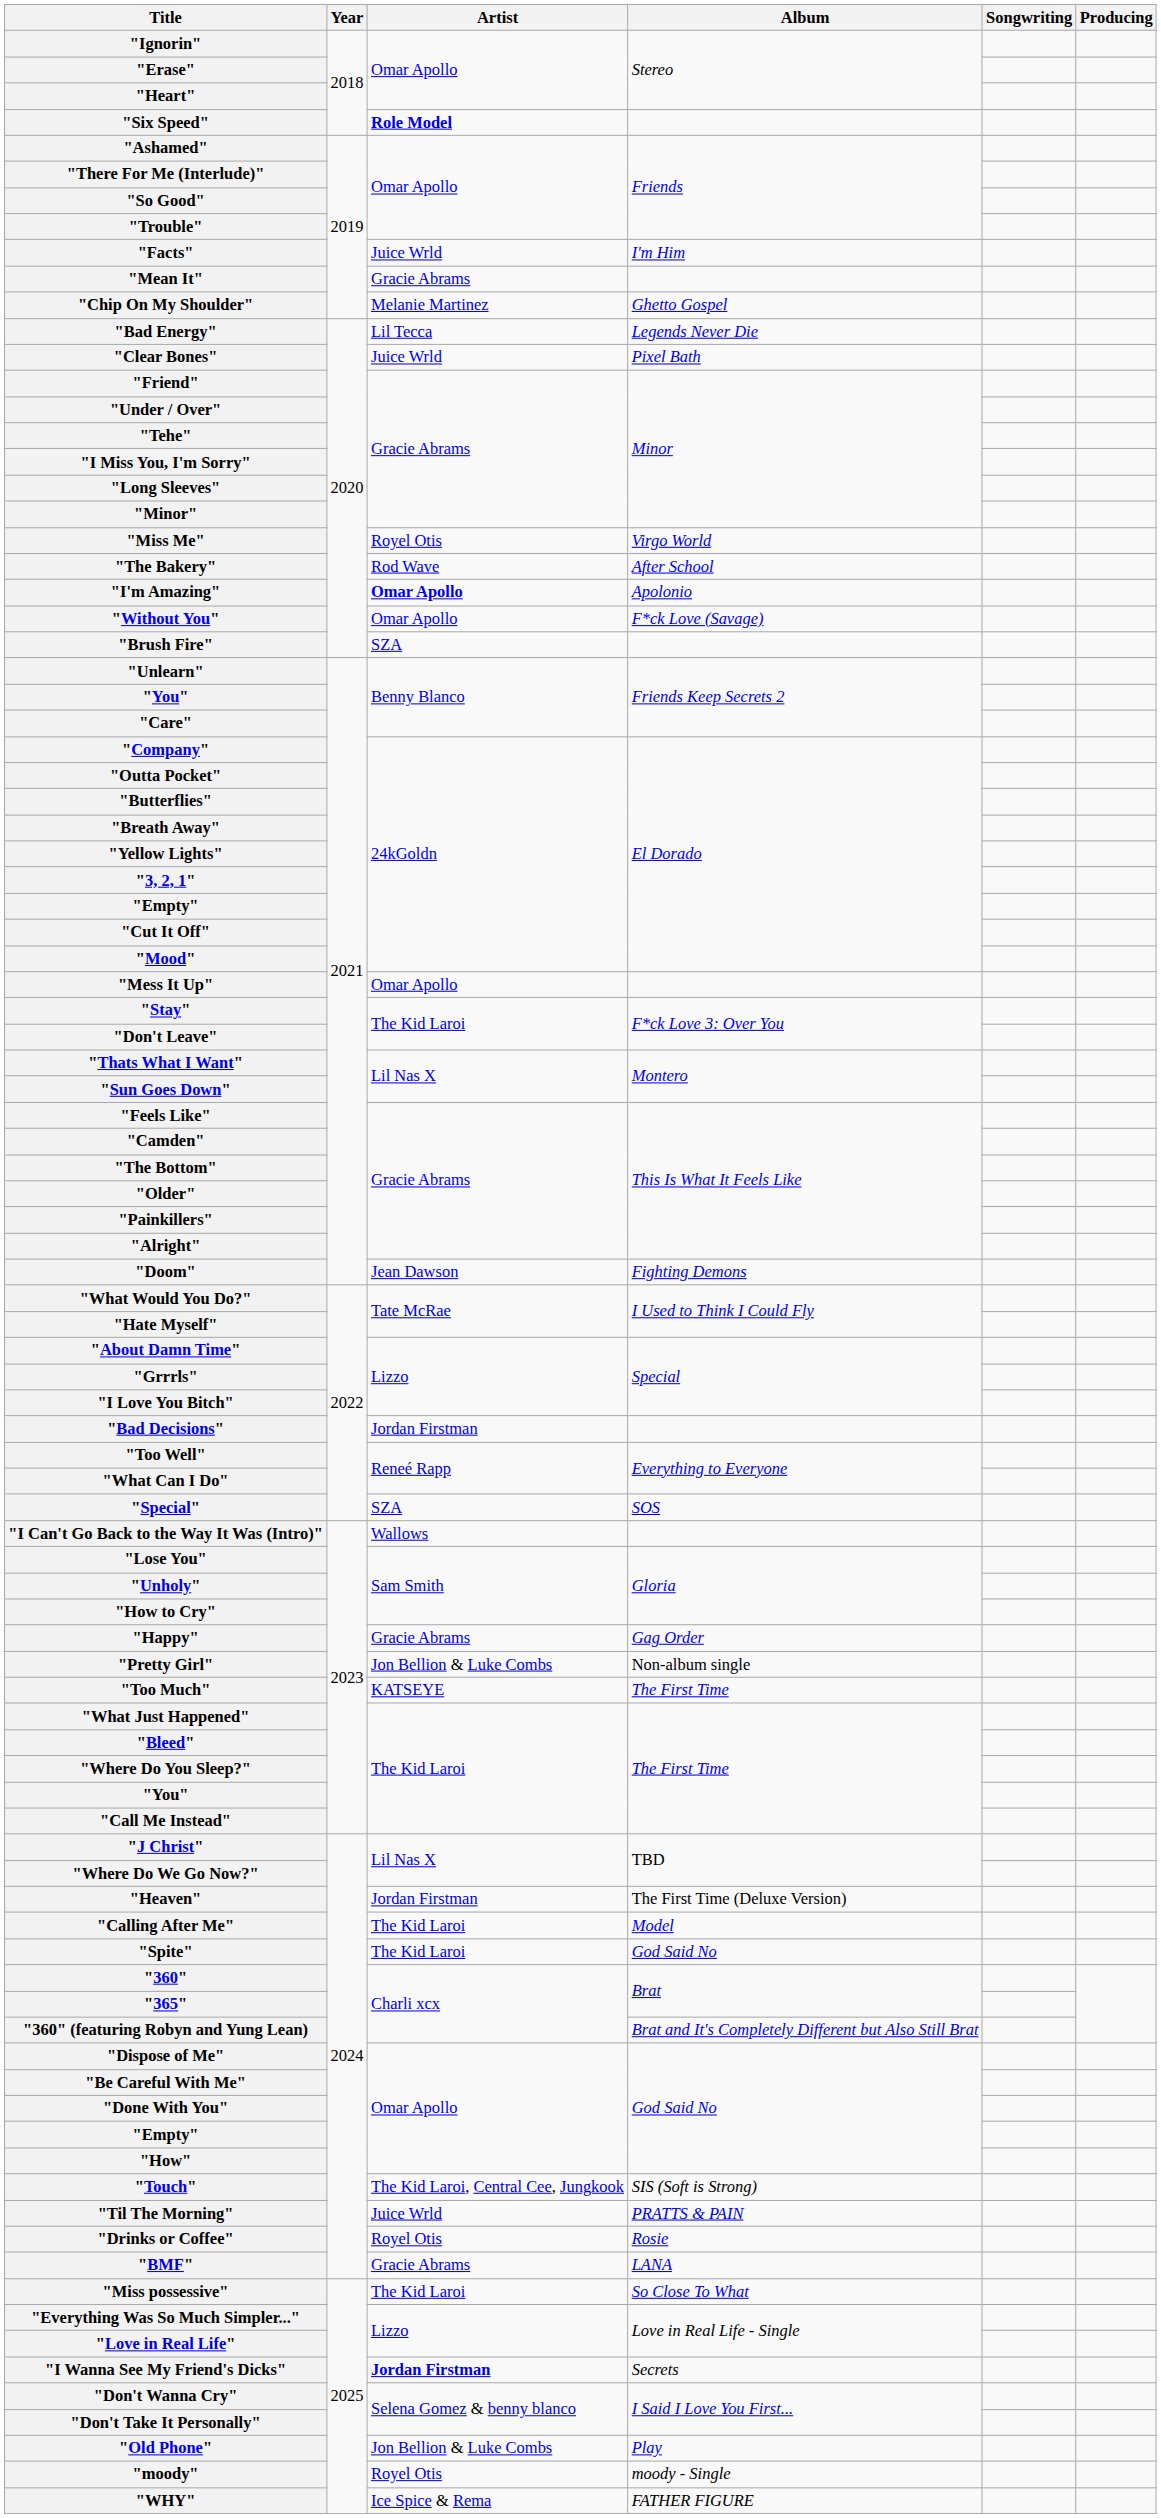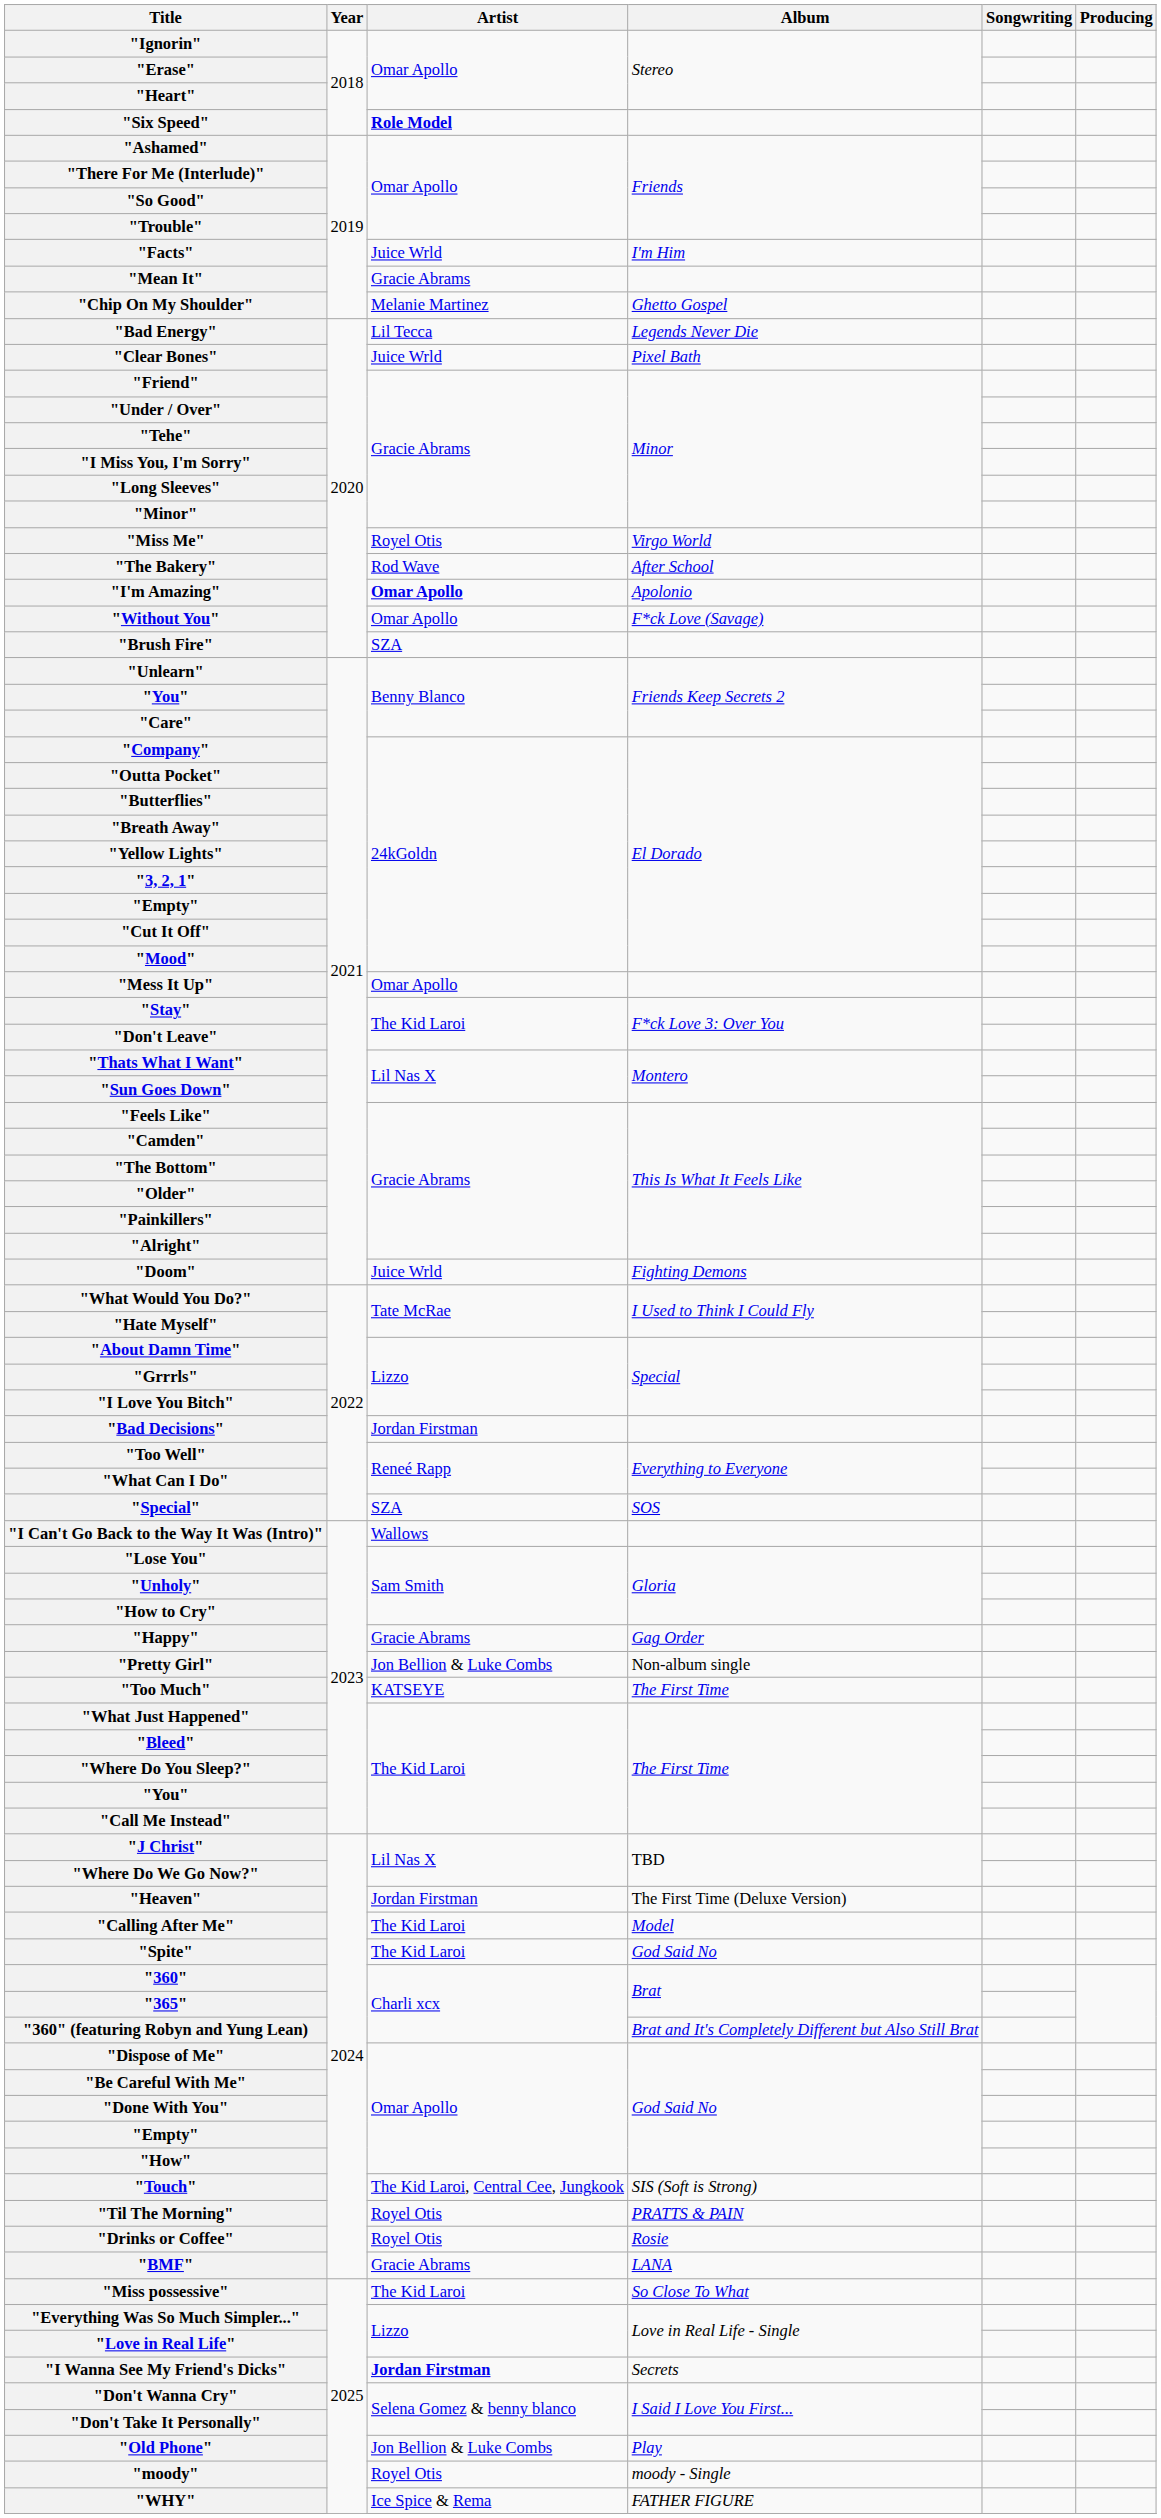(415, 1272) Jean Dawson -> (406, 1272) Juice Wrld
(406, 2213) Juice Wrld -> (406, 2213) Royel Otis
